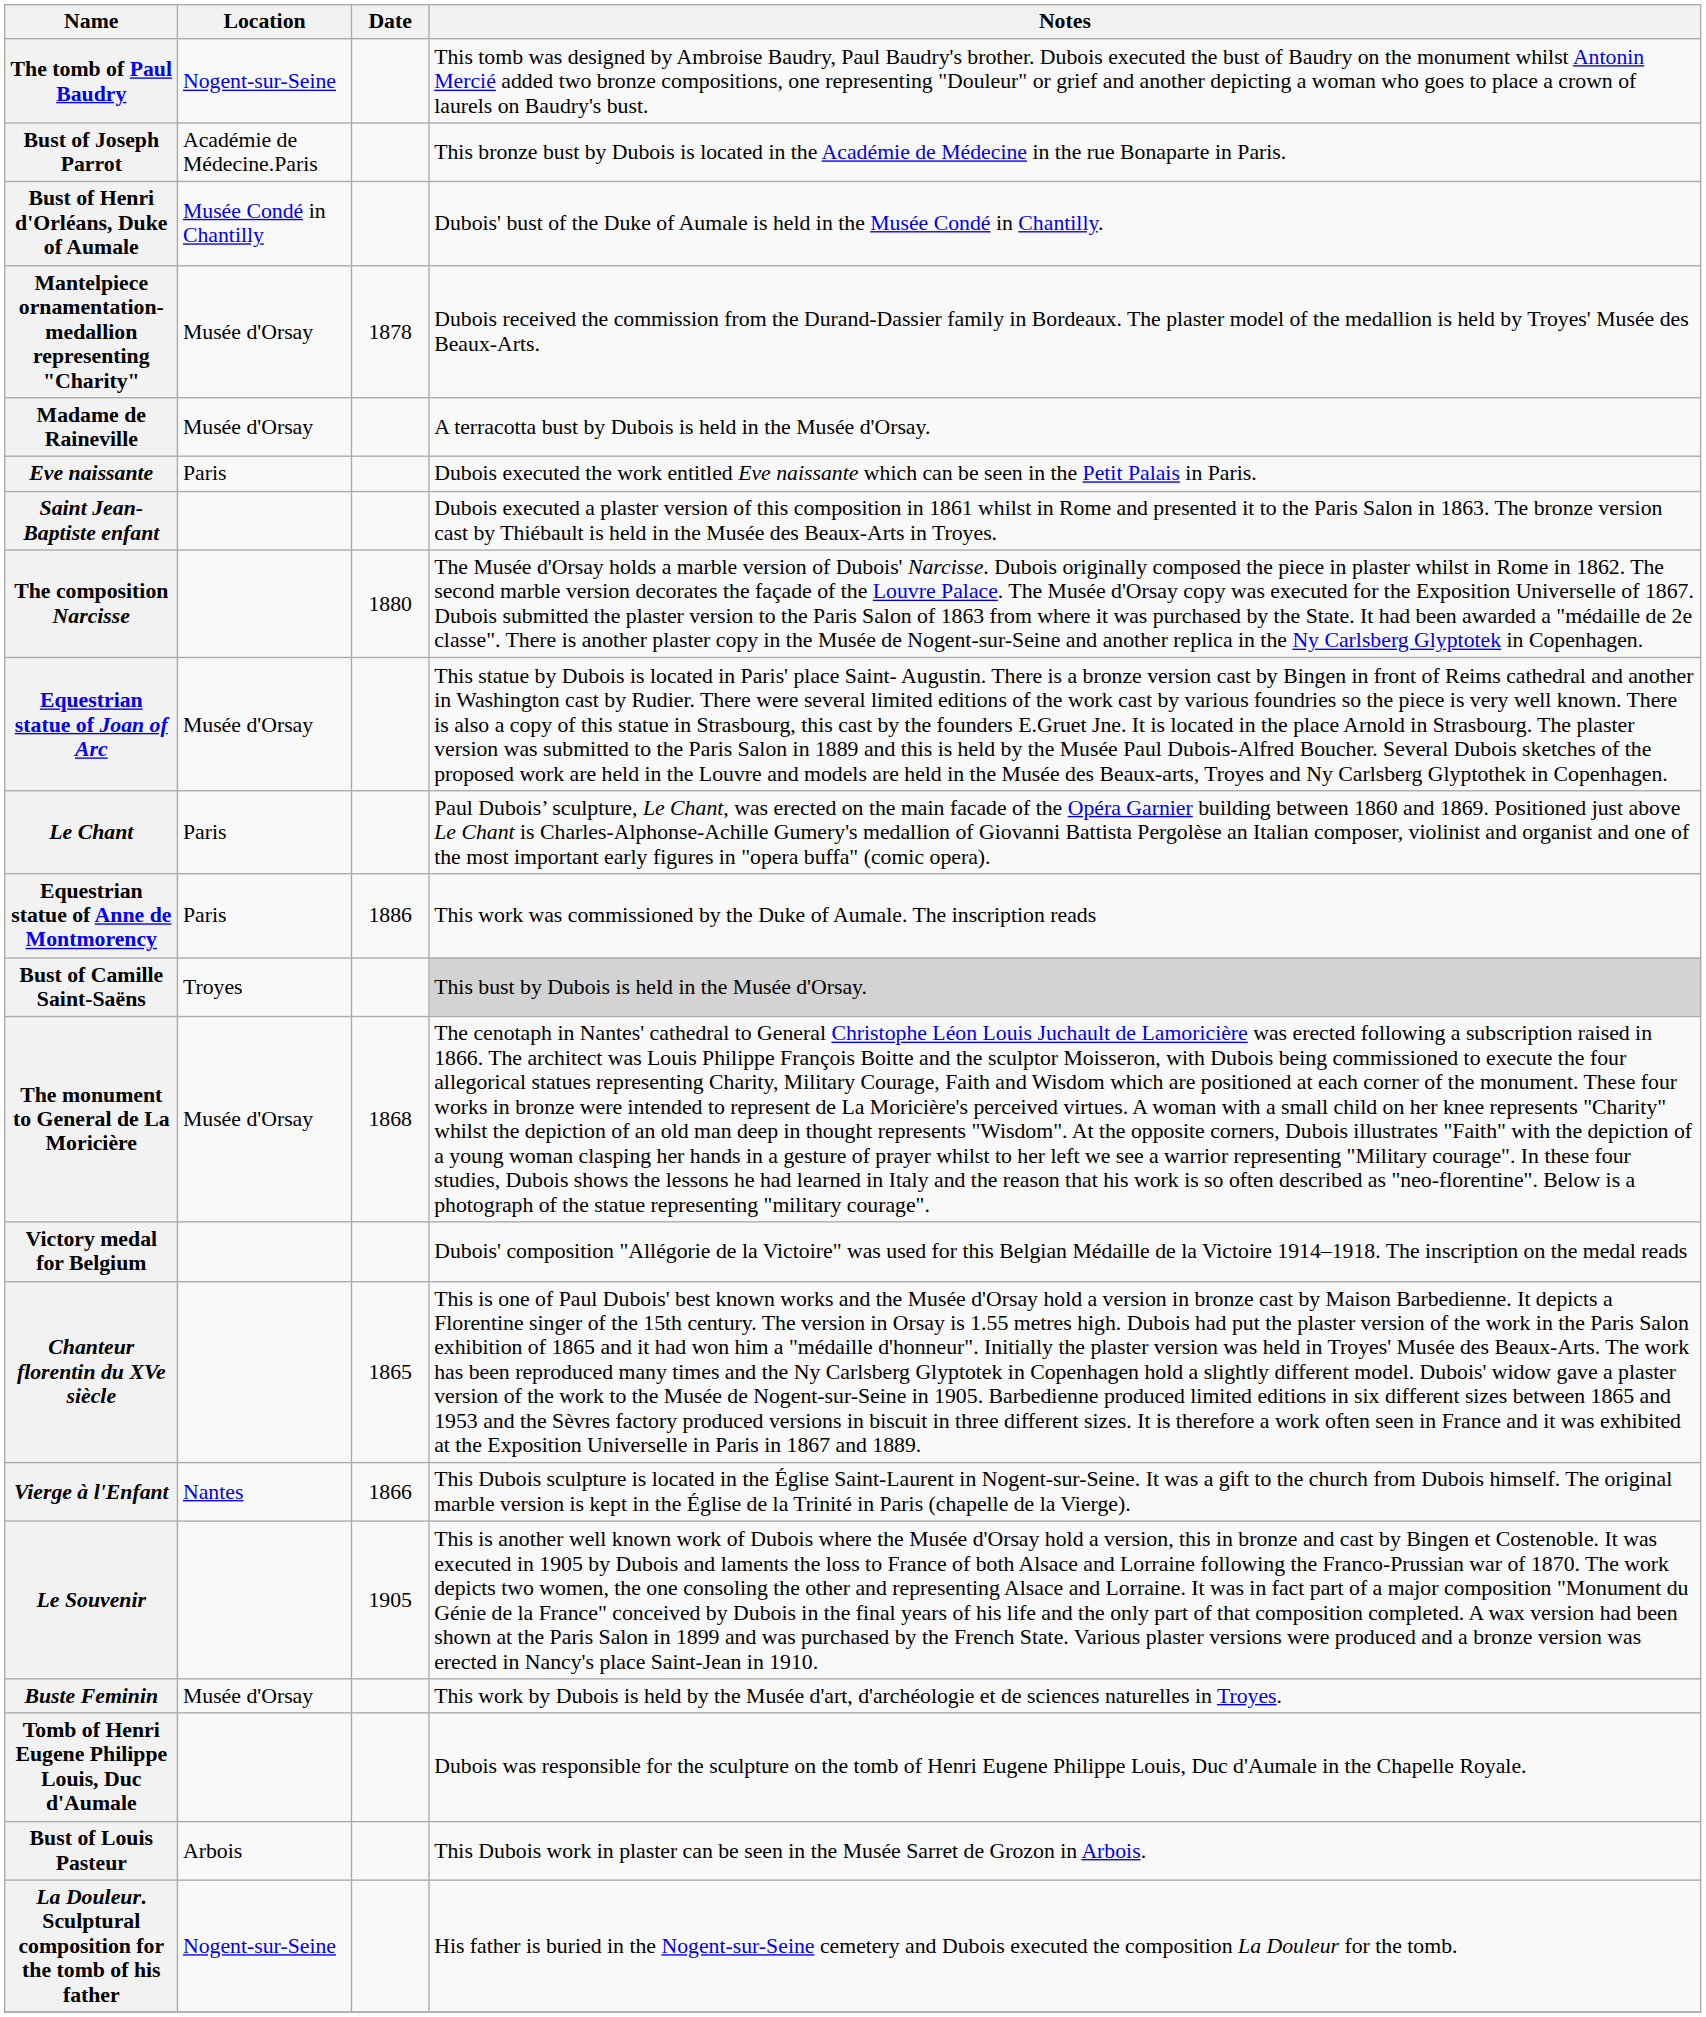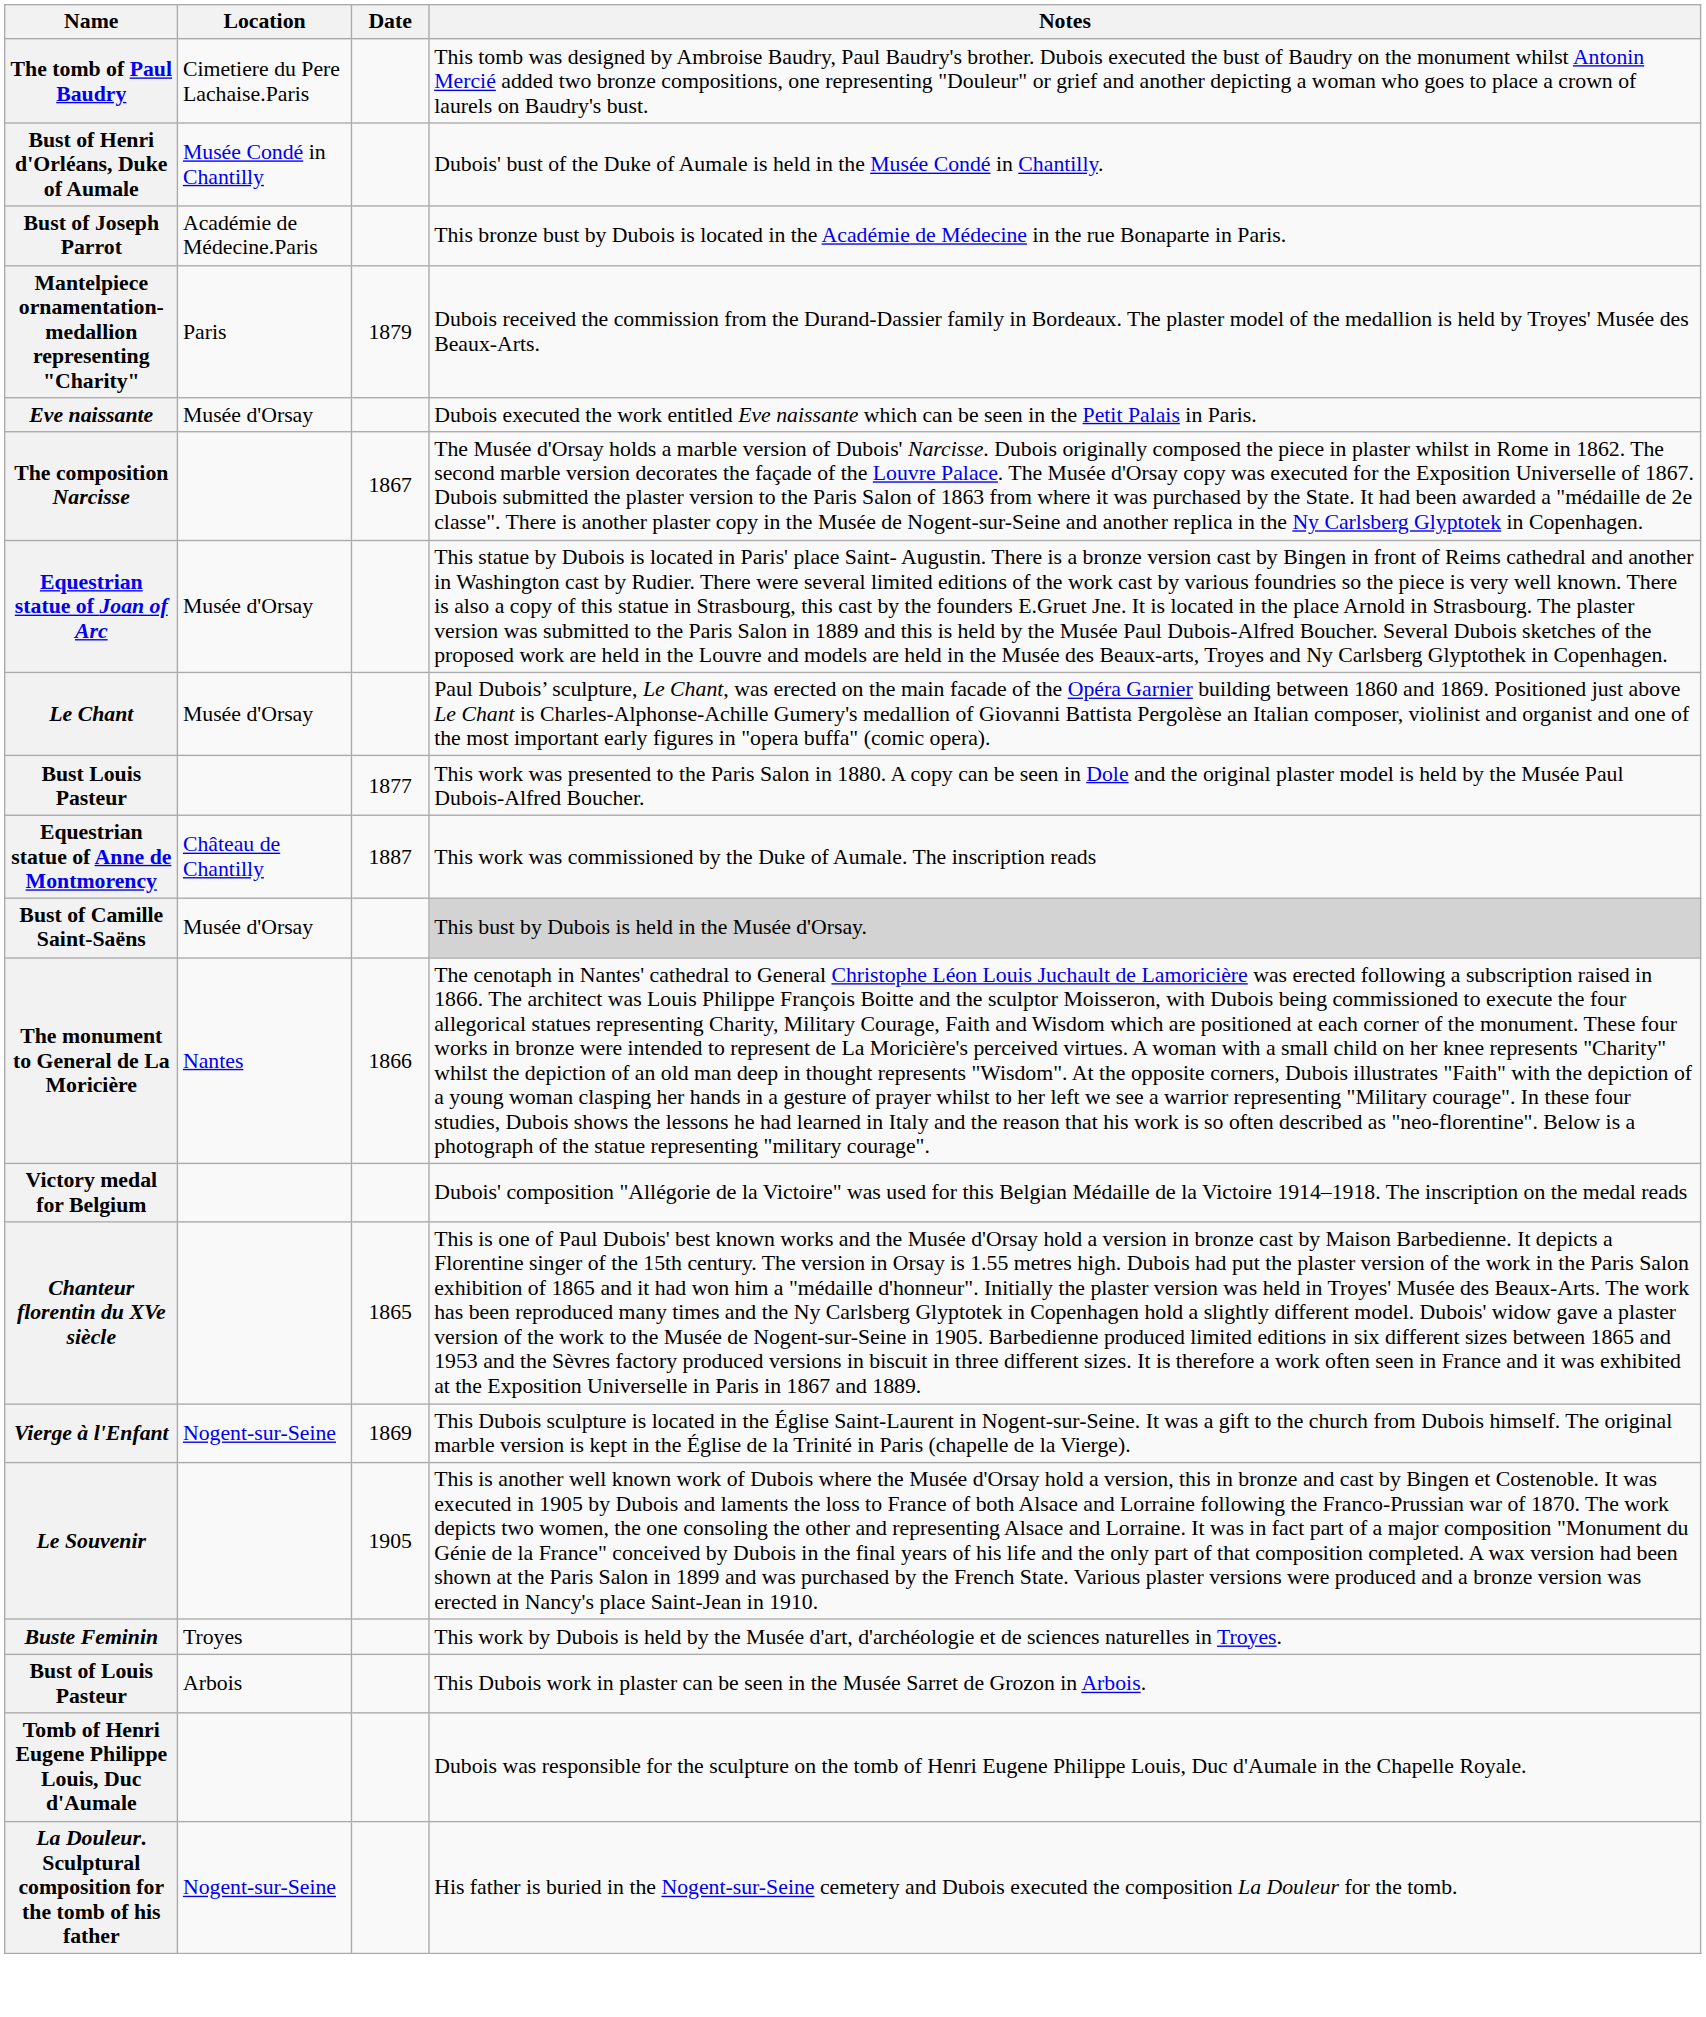(259, 80) Nogent-sur-Seine -> (261, 80) Cimetiere du Pere Lachaise.Paris
rows swapped: (91, 151) <-> (91, 223)
(248, 331) Musée d'Orsay -> (205, 331) Paris
(390, 331) 1878 -> (390, 331) 1879
- row: (91, 426)
(205, 473) Paris -> (248, 414) Musée d'Orsay
- row: (91, 520)
(390, 603) 1880 -> (390, 485) 1867
(205, 831) Paris -> (248, 713) Musée d'Orsay
+ row: (91, 785)
(205, 915) Paris -> (232, 856) Château de Chantilly
(390, 915) 1886 -> (390, 856) 1887
(213, 986) Troyes -> (248, 927) Musée d'Orsay
(248, 1119) Musée d'Orsay -> (213, 1060) Nantes
(390, 1119) 1868 -> (390, 1060) 1866
(213, 1491) Nantes -> (259, 1432) Nogent-sur-Seine
(390, 1491) 1866 -> (390, 1432) 1869
(248, 1695) Musée d'Orsay -> (213, 1636) Troyes
rows swapped: (91, 1850) <-> (91, 1766)
